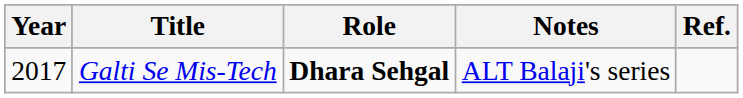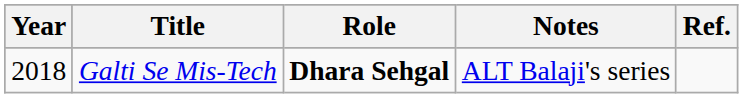(39, 69) 2017 -> (39, 69) 2018
